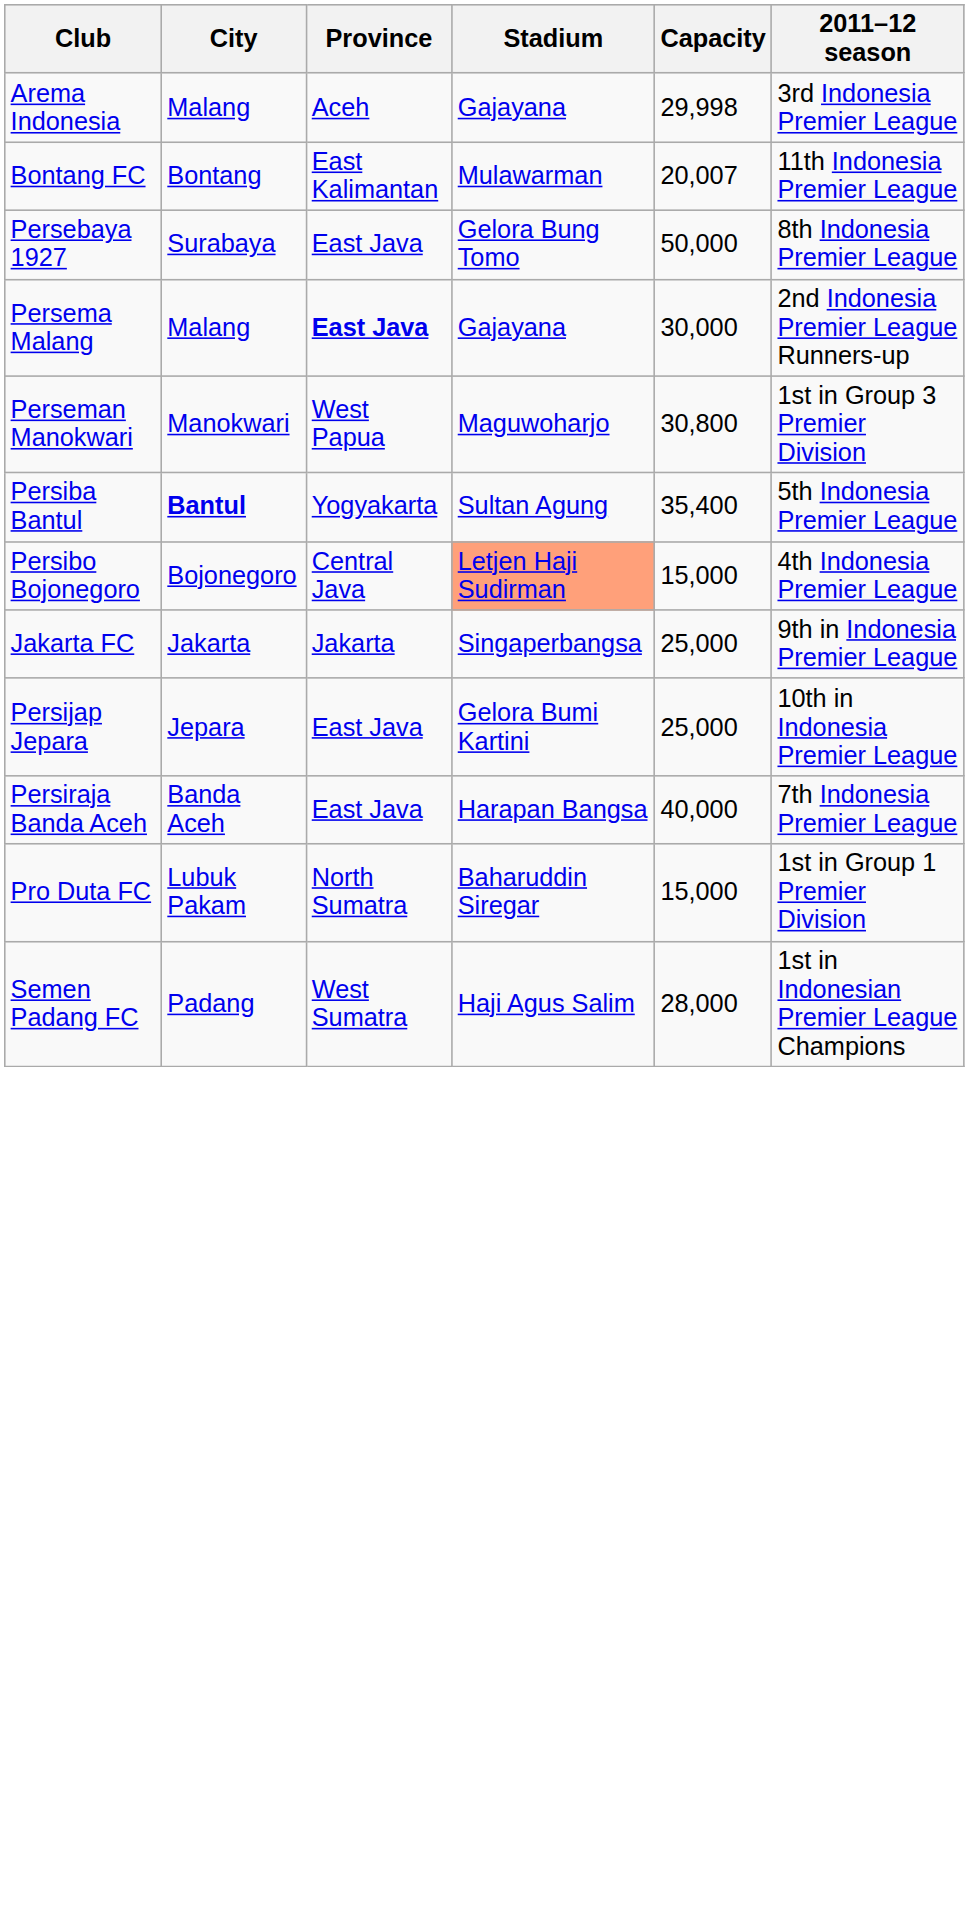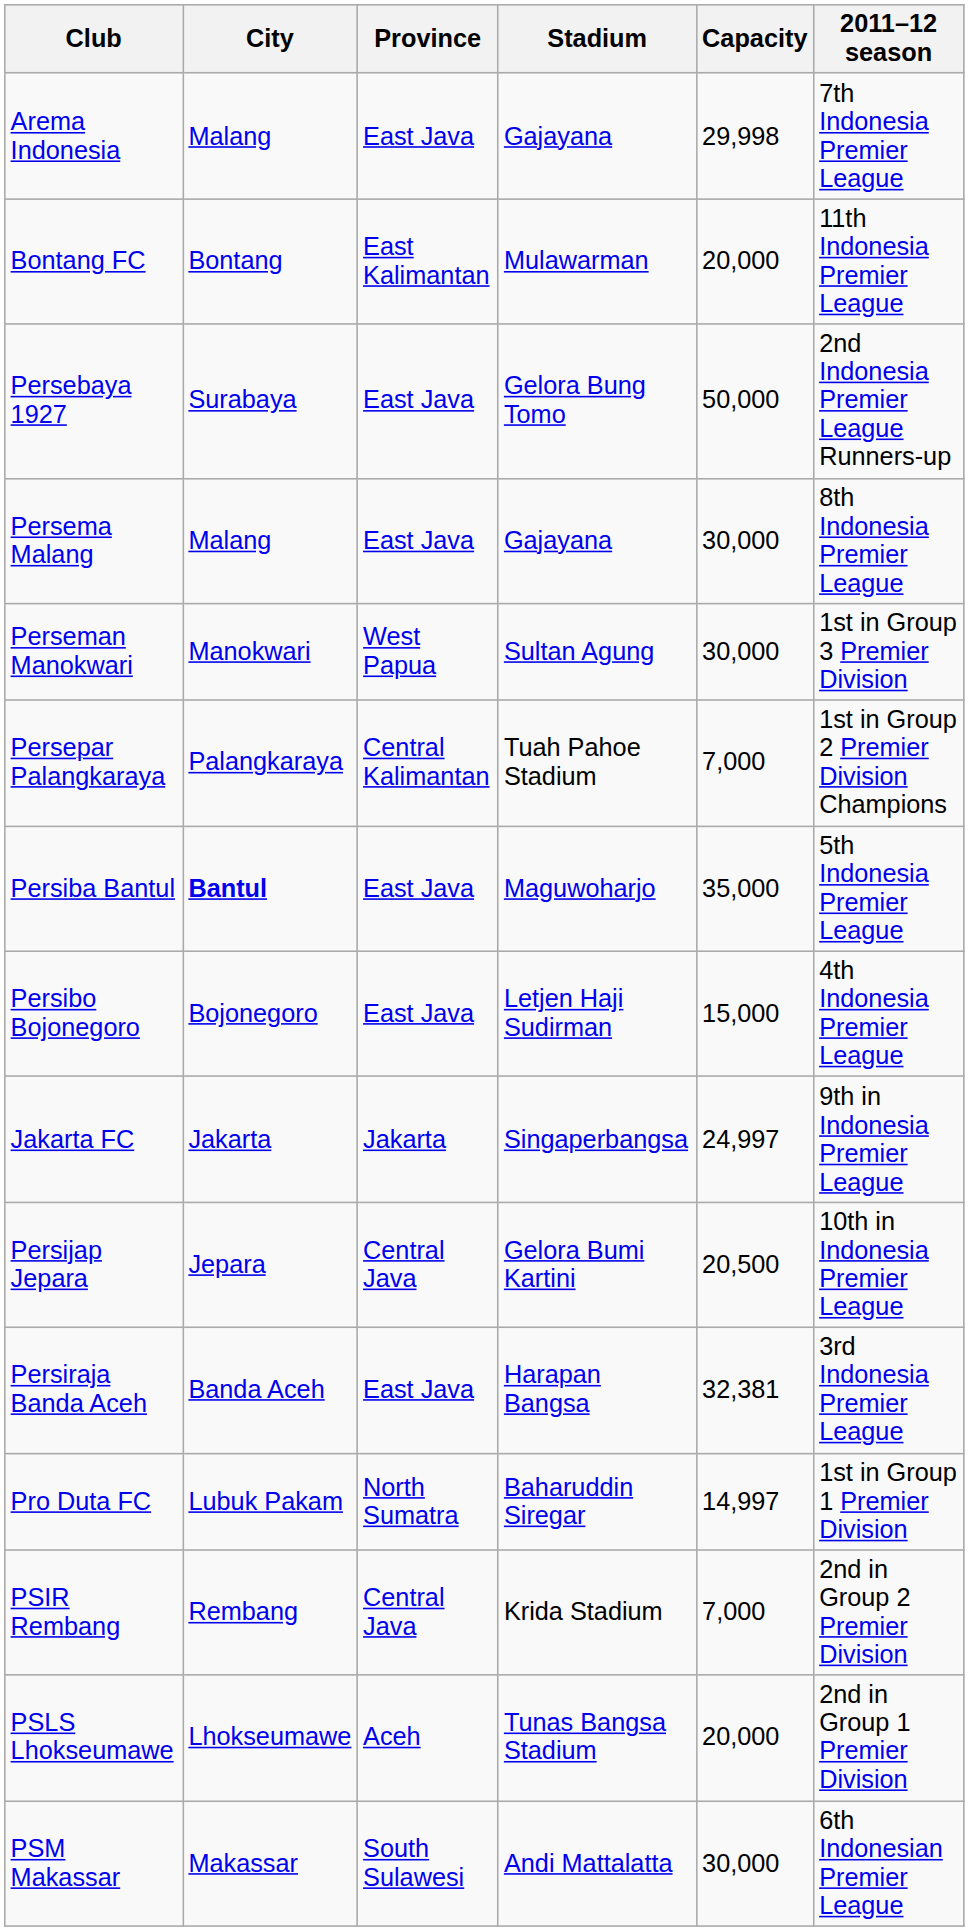(341, 107) Aceh -> (419, 135) East Java
(867, 107) 3rd Indonesia Premier League -> (874, 135) 7th Indonesia Premier League
(699, 175) 20,007 -> (741, 261) 20,000
(867, 244) 8th Indonesia Premier League -> (885, 400) 2nd Indonesia Premier League Runners-up
(370, 327) bold -> (419, 540) normal
(867, 327) 2nd Indonesia Premier League Runners-up -> (874, 540) 8th Indonesia Premier League
(534, 424) Maguwoharjo -> (579, 651) Sultan Agung
(699, 424) 30,800 -> (741, 651) 30,000
+ row: (88, 762)
(375, 506) Yogyakarta -> (419, 888) East Java
(533, 506) Sultan Agung -> (580, 888) Maguwoharjo
(699, 506) 35,400 -> (741, 888) 35,000
(352, 575) Central Java -> (419, 1013) East Java
(517, 575) lightsalmon background -> (564, 1013) no background
(699, 643) 25,000 -> (741, 1139) 24,997
(367, 726) East Java -> (404, 1264) Central Java
(699, 726) 25,000 -> (741, 1264) 20,500
(699, 809) 40,000 -> (741, 1389) 32,381
(867, 809) 7th Indonesia Premier League -> (874, 1389) 3rd Indonesia Premier League
(699, 892) 15,000 -> (741, 1501) 14,997
+ row: (65, 1612)
+ row: (92, 1737)
+ row: (65, 1863)
- row: (75, 1003)
